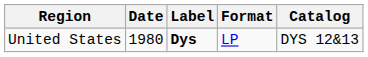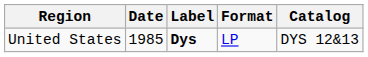(146, 40) 1980 -> (146, 40) 1985
